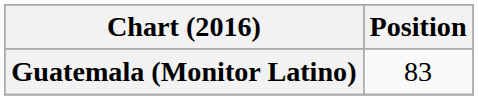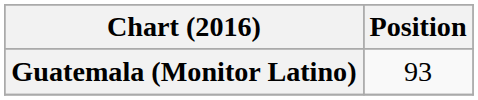(418, 71) 83 -> (418, 71) 93
